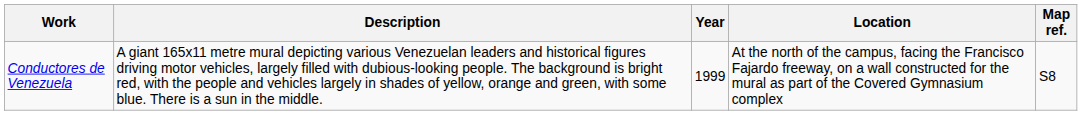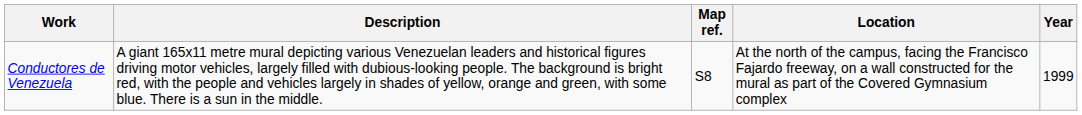columns swapped: (710, 23) <-> (1056, 23)
